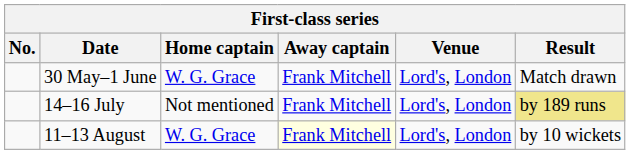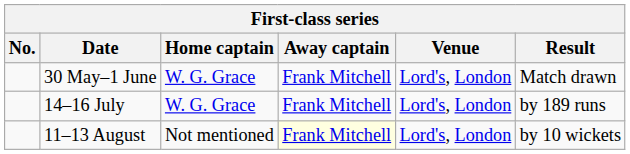(219, 105) Not mentioned -> (210, 105) W. G. Grace
(563, 105) khaki background -> (563, 105) no background
(210, 134) W. G. Grace -> (219, 134) Not mentioned
